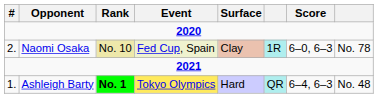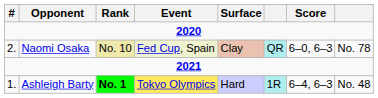(274, 48) 1R -> (275, 48) QR
(275, 84) QR -> (274, 84) 1R
